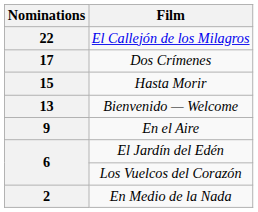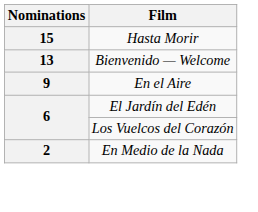- row: (171, 38)
- row: (171, 60)
